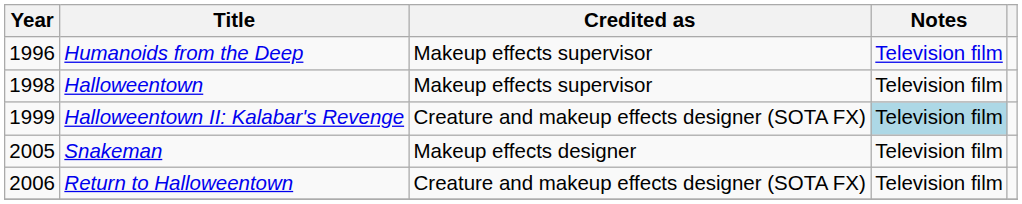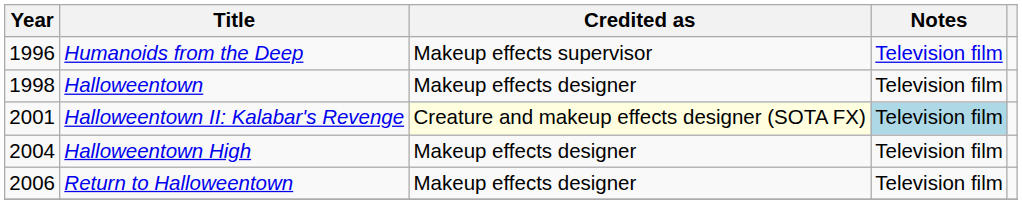(533, 85) Makeup effects supervisor -> (525, 85) Makeup effects designer
(32, 118) 1999 -> (32, 118) 2001
(640, 118) no background -> (640, 118) lightyellow background
+ row: (158, 150)
- row: (113, 150)
(640, 183) Creature and makeup effects designer (SOTA FX) -> (525, 183) Makeup effects designer
